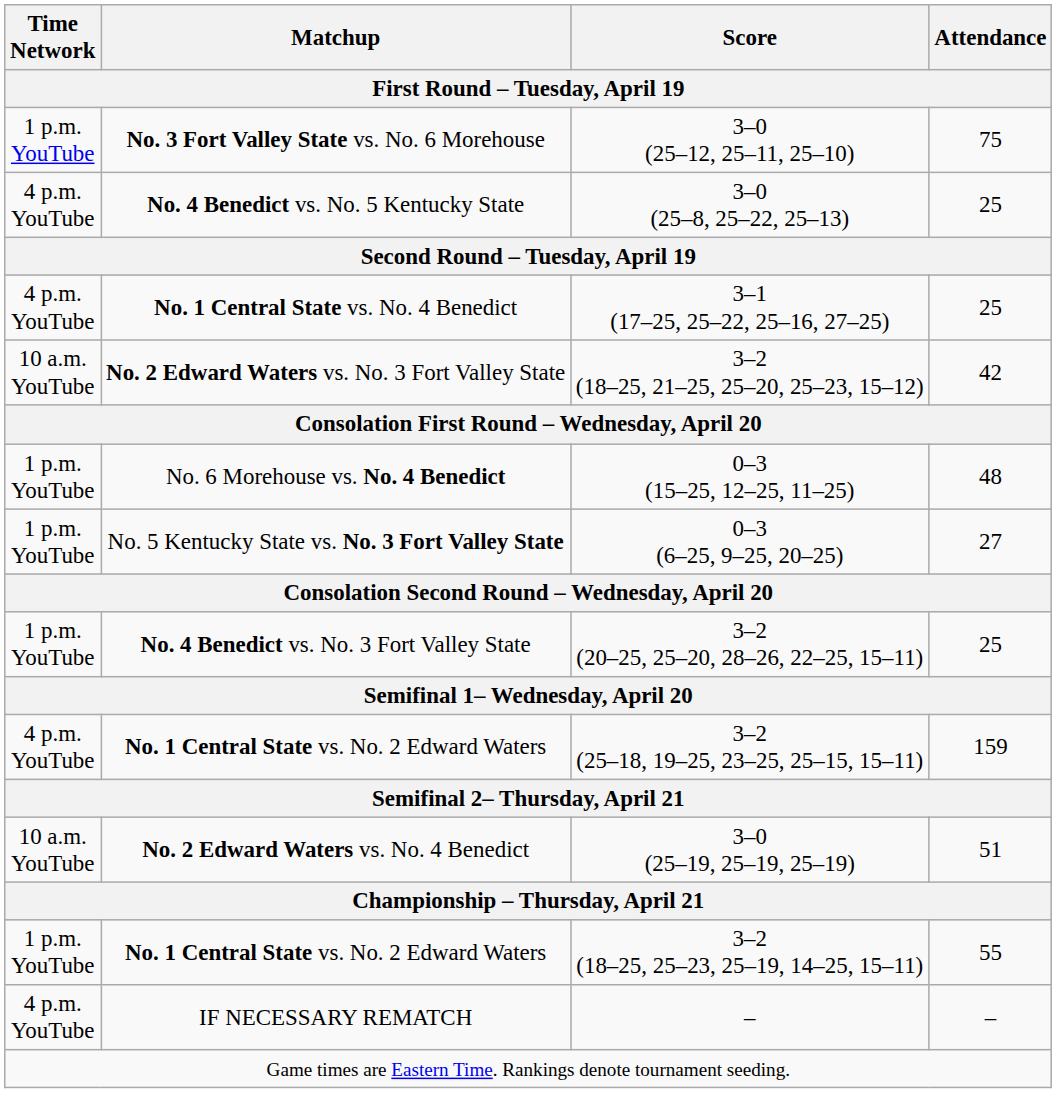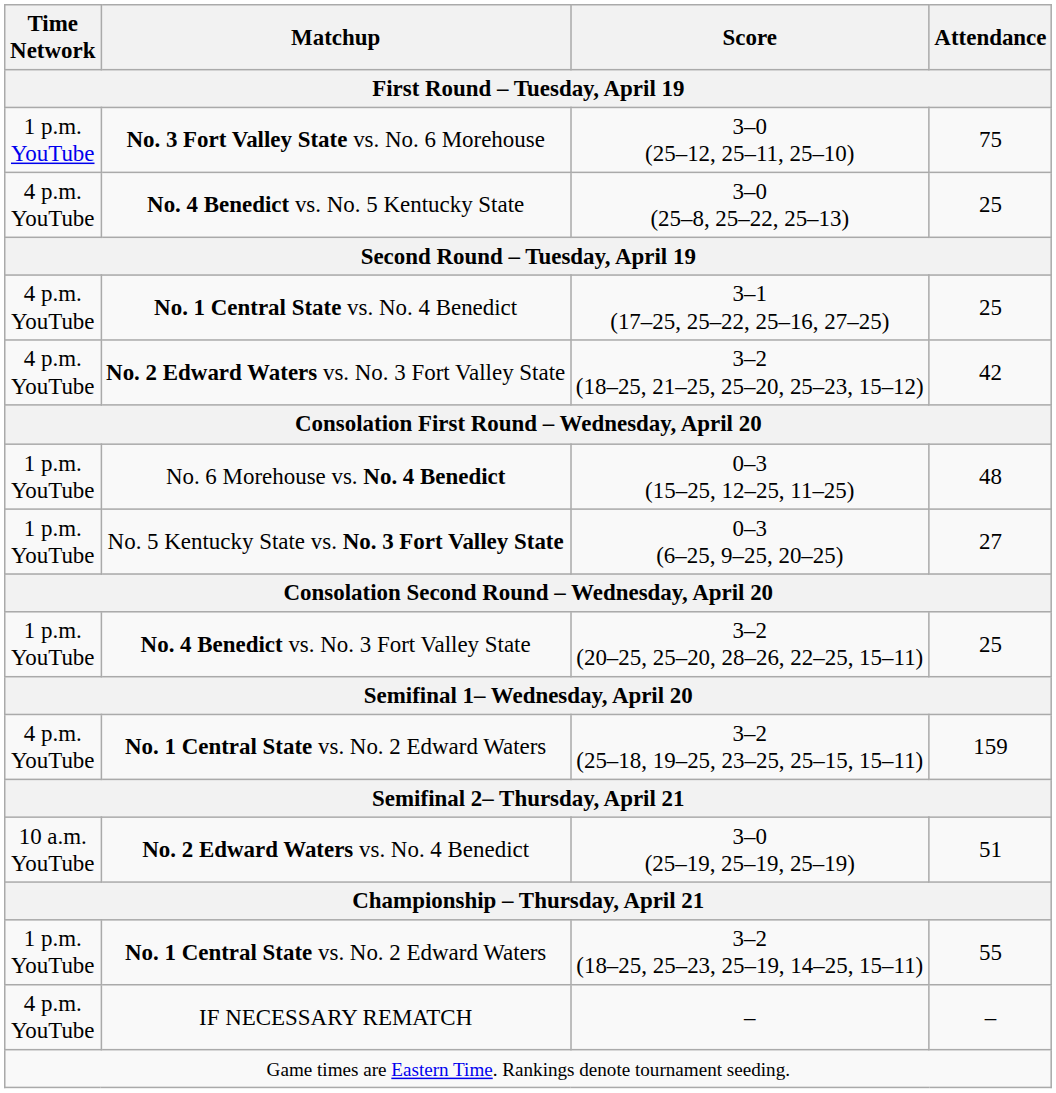(53, 372) 10 a.m. YouTube -> (53, 372) 4 p.m. YouTube
